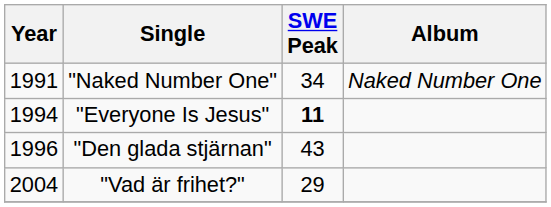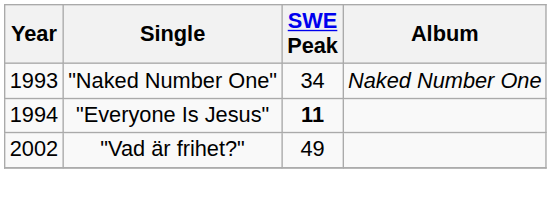(34, 80) 1991 -> (34, 80) 1993
- row: (173, 149)
(34, 184) 2004 -> (34, 149) 2002
(313, 184) 29 -> (313, 149) 49
